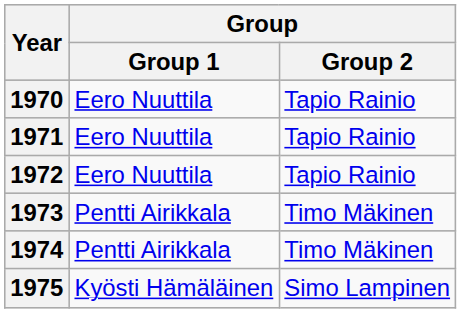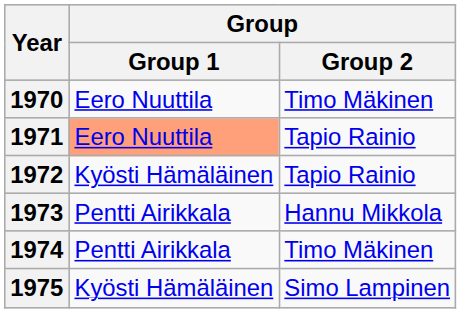(350, 99) Tapio Rainio -> (359, 99) Timo Mäkinen
(143, 137) no background -> (143, 137) lightsalmon background
(143, 175) Eero Nuuttila -> (174, 175) Kyösti Hämäläinen
(359, 213) Timo Mäkinen -> (363, 213) Hannu Mikkola
